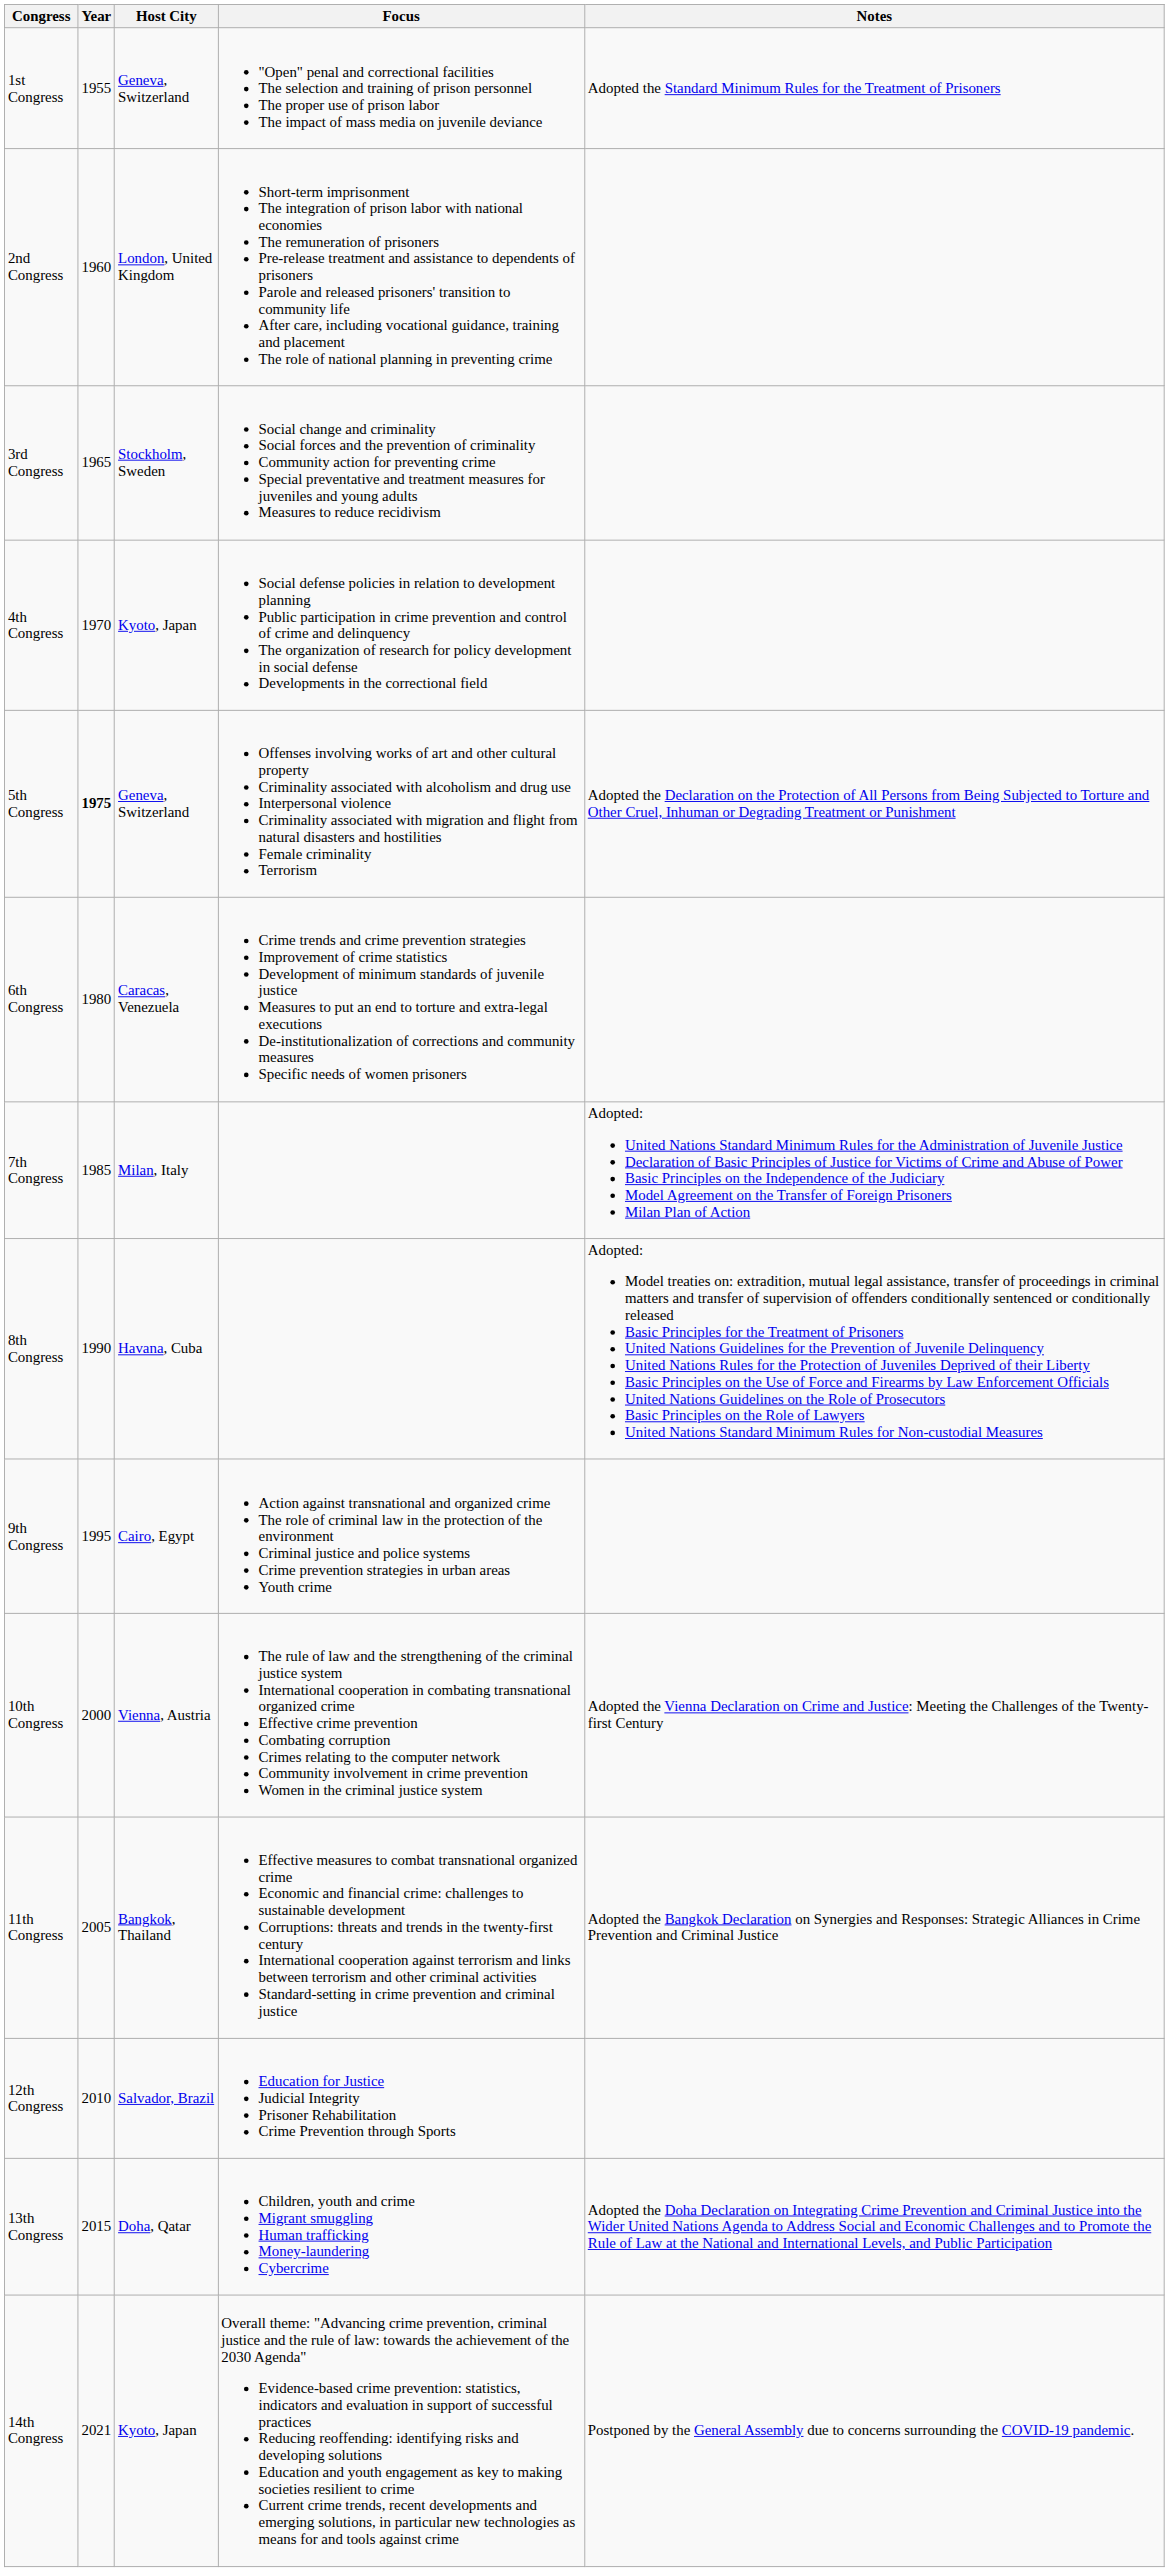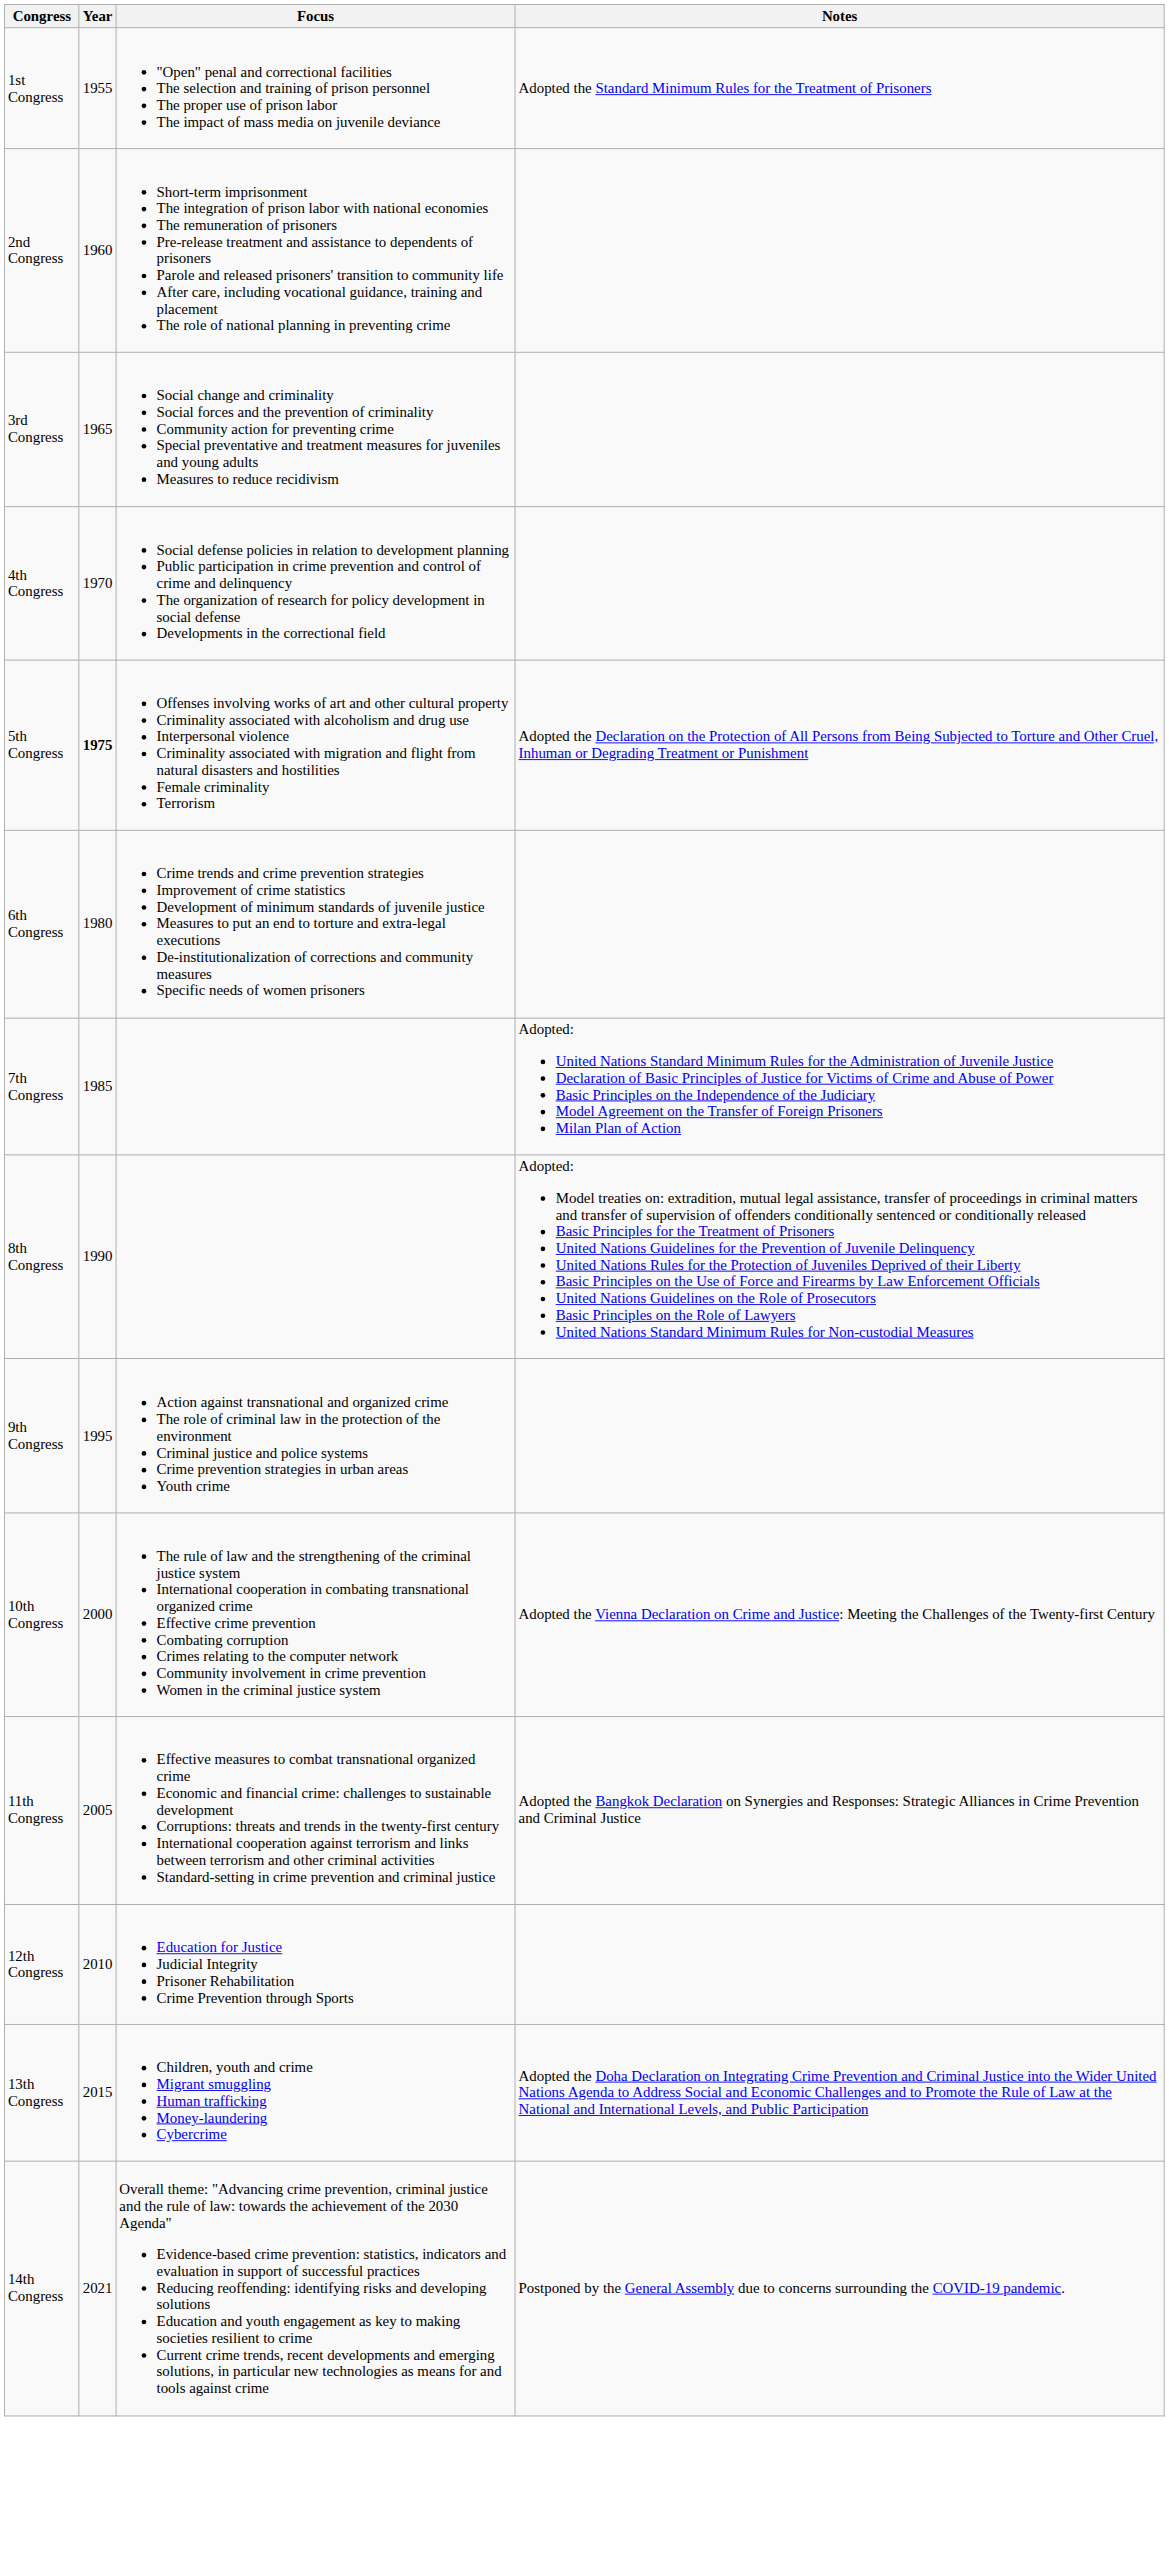- column: (166, 16)
